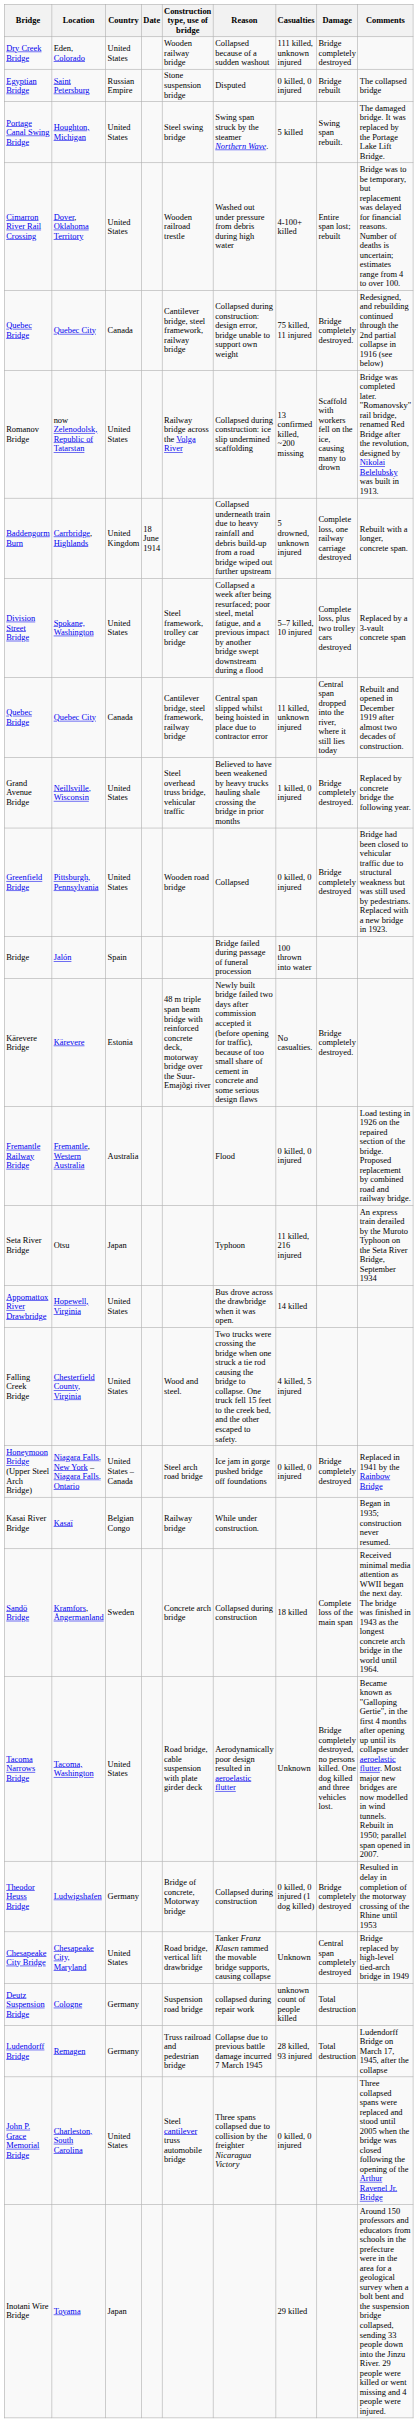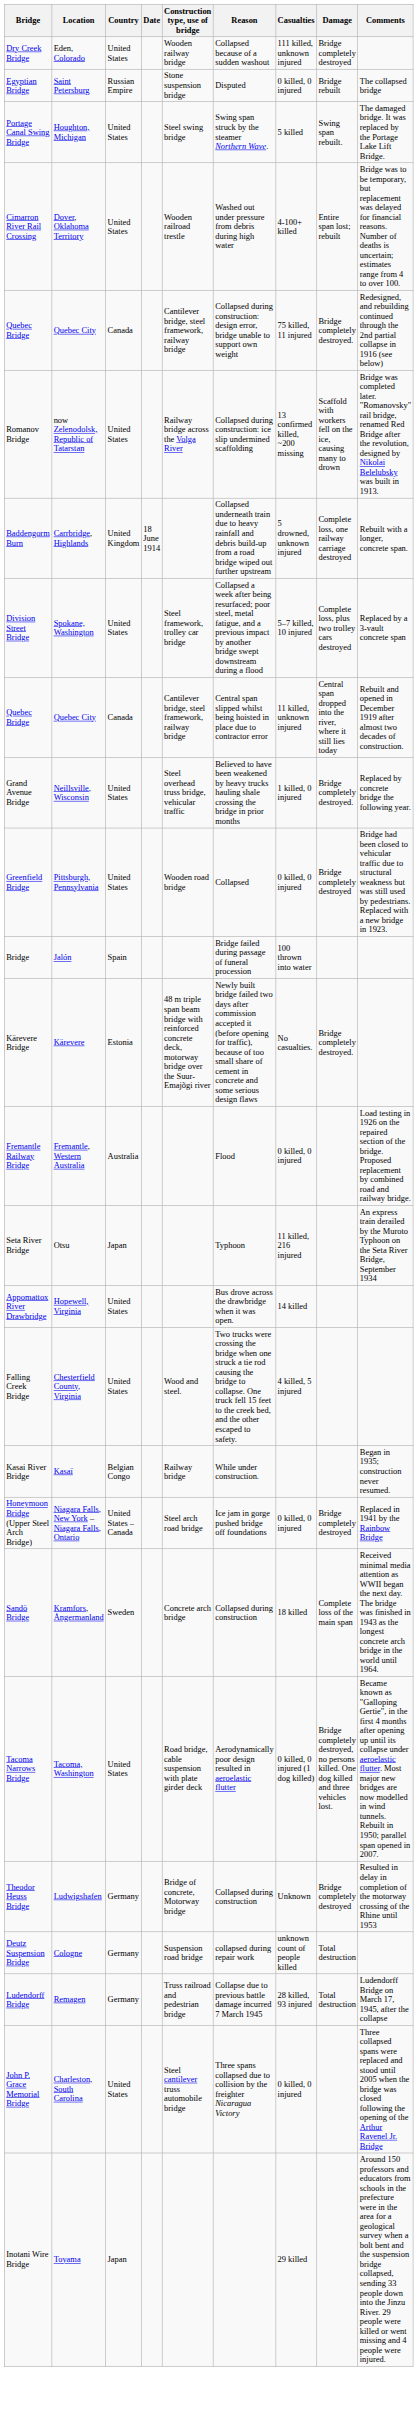rows swapped: (26, 1523) <-> (28, 1471)
(294, 1769) Unknown -> (296, 1769) 0 killed, 0 injured (1 dog killed)
(296, 1896) 0 killed, 0 injured (1 dog killed) -> (294, 1896) Unknown
- row: (26, 1957)
